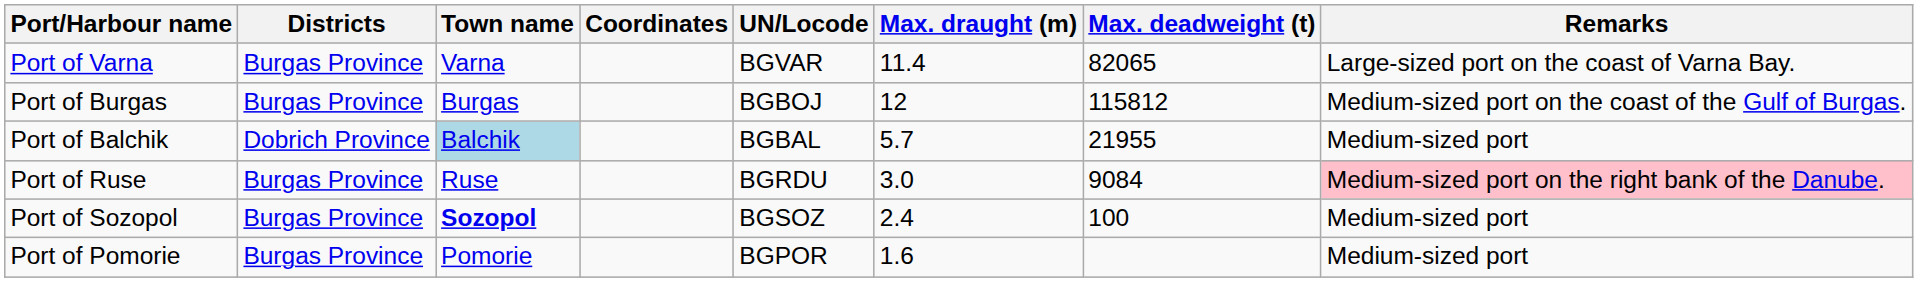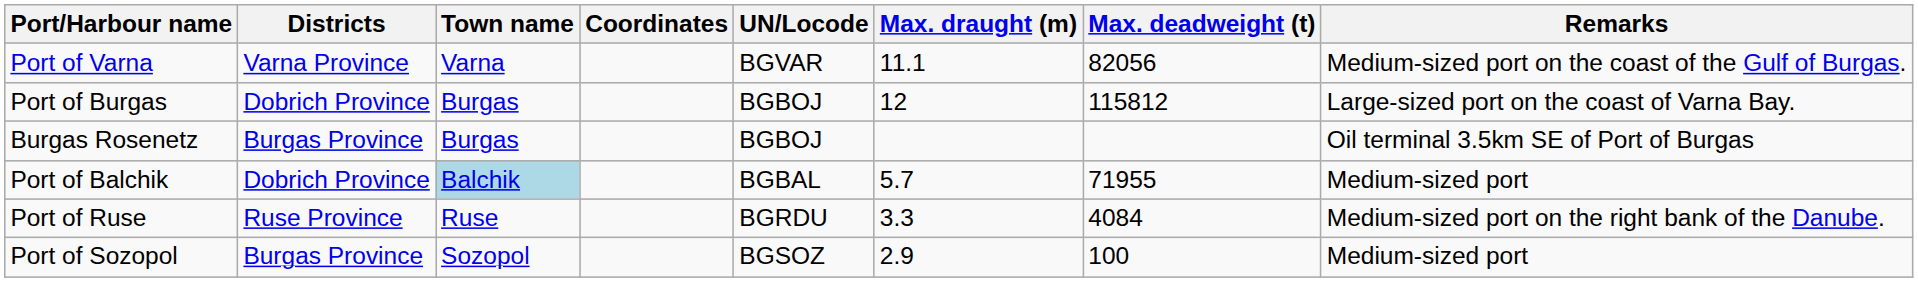(333, 62) Burgas Province -> (326, 62) Varna Province
(903, 62) 11.4 -> (903, 62) 11.1
(1122, 62) 82065 -> (1122, 62) 82056
(1561, 62) Large-sized port on the coast of Varna Bay. -> (1617, 62) Medium-sized port on the coast of the Gulf of Burgas.
(333, 101) Burgas Province -> (337, 101) Dobrich Province
(1617, 101) Medium-sized port on the coast of the Gulf of Burgas. -> (1561, 101) Large-sized port on the coast of Varna Bay.
+ row: (104, 140)
(1122, 140) 21955 -> (1122, 179) 71955
(333, 179) Burgas Province -> (323, 218) Ruse Province
(897, 179) 3.0 -> (897, 218) 3.3
(1116, 179) 9084 -> (1116, 218) 4084
(1606, 179) pink background -> (1606, 218) no background
(489, 218) bold -> (485, 256) normal
(897, 218) 2.4 -> (897, 256) 2.9
- row: (95, 256)
